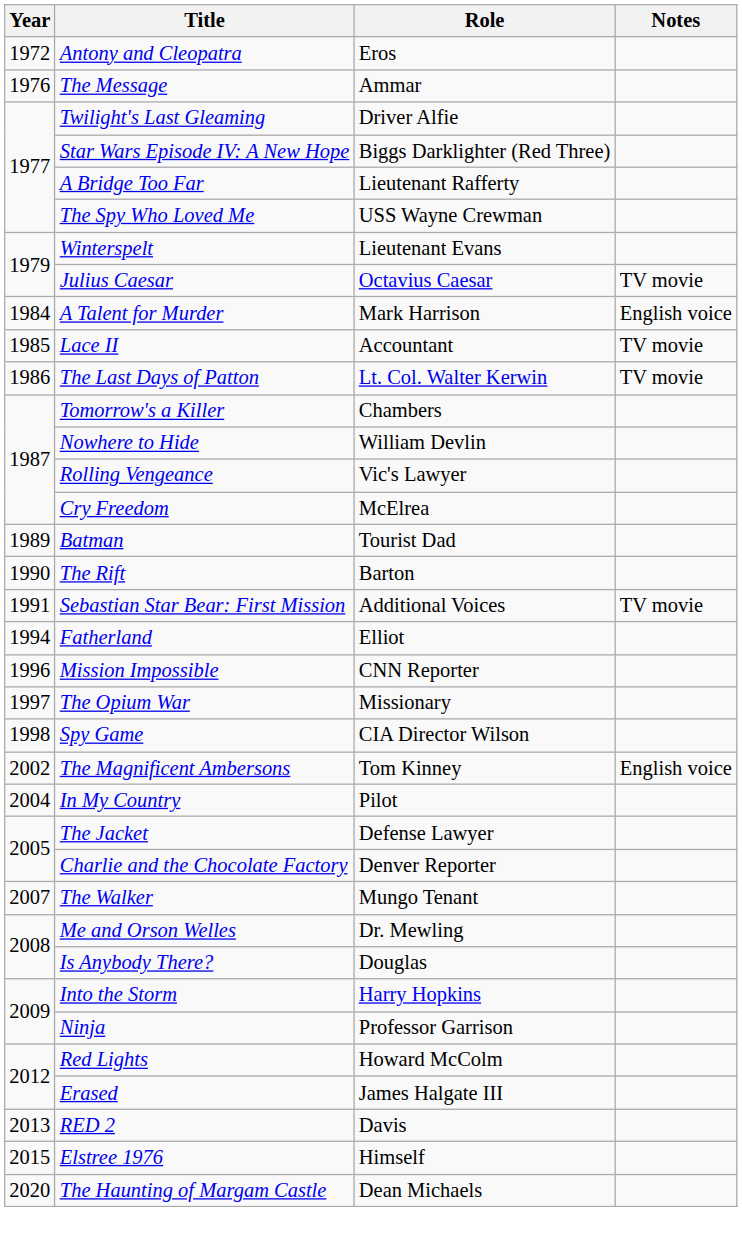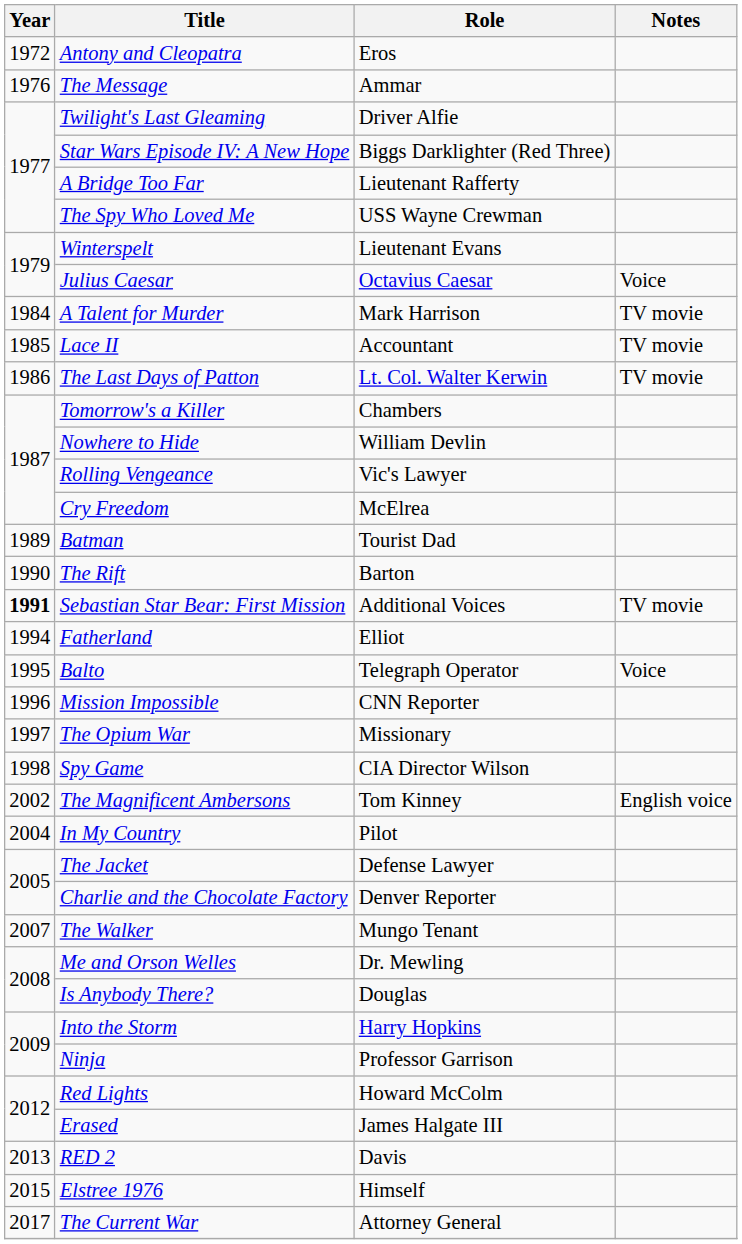(661, 280) TV movie -> (643, 280) Voice
(676, 313) English voice -> (661, 313) TV movie
(30, 605) normal -> (30, 605) bold
+ row: (82, 670)
+ row: (129, 1222)
- row: (193, 1190)
